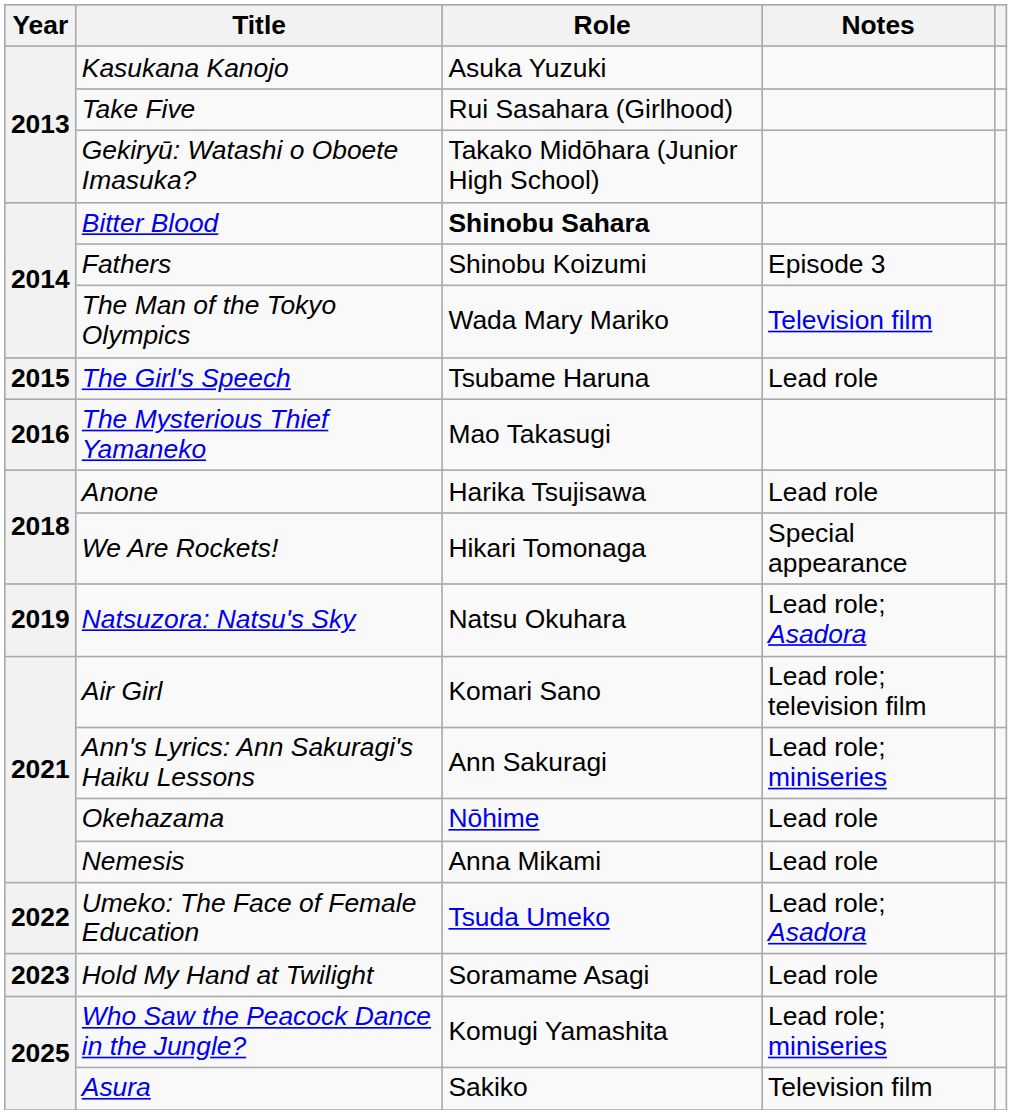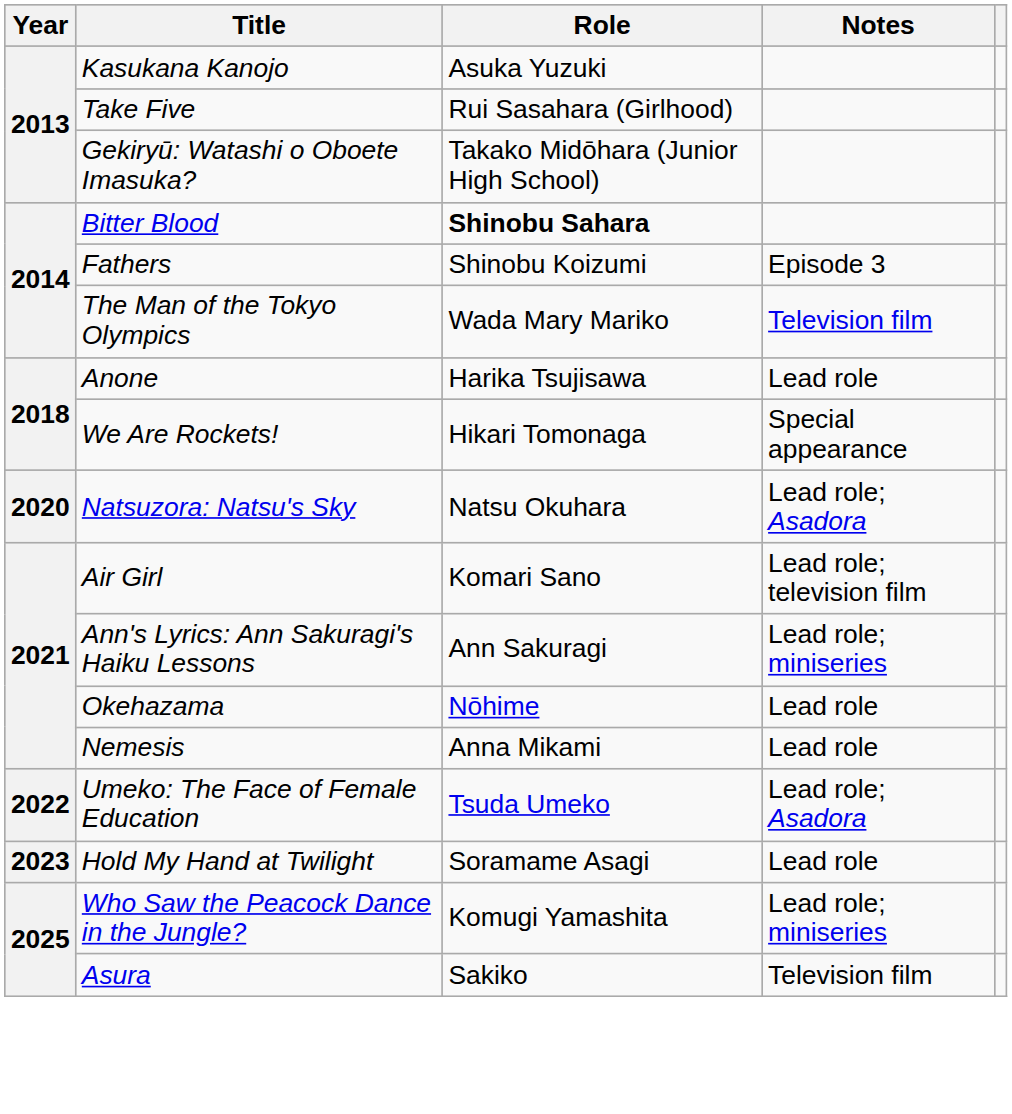- row: (186, 377)
- row: (205, 434)
(40, 619) 2019 -> (40, 506) 2020
